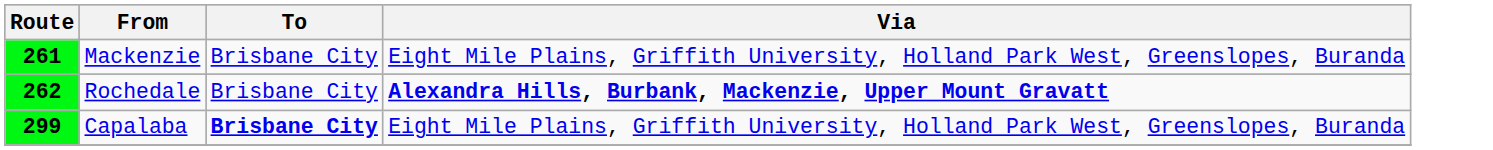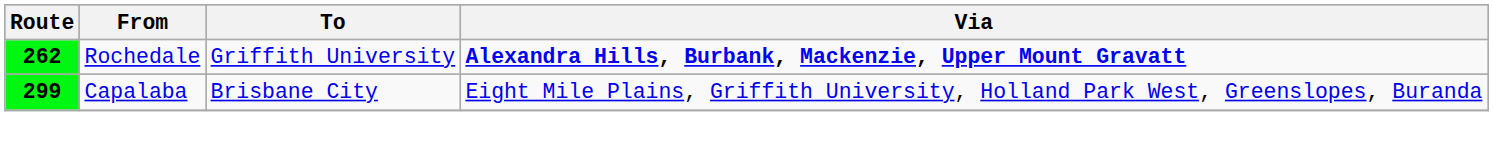- row: (42, 57)
(294, 92) Brisbane City -> (333, 57) Griffith University
(294, 127) bold -> (294, 92) normal
